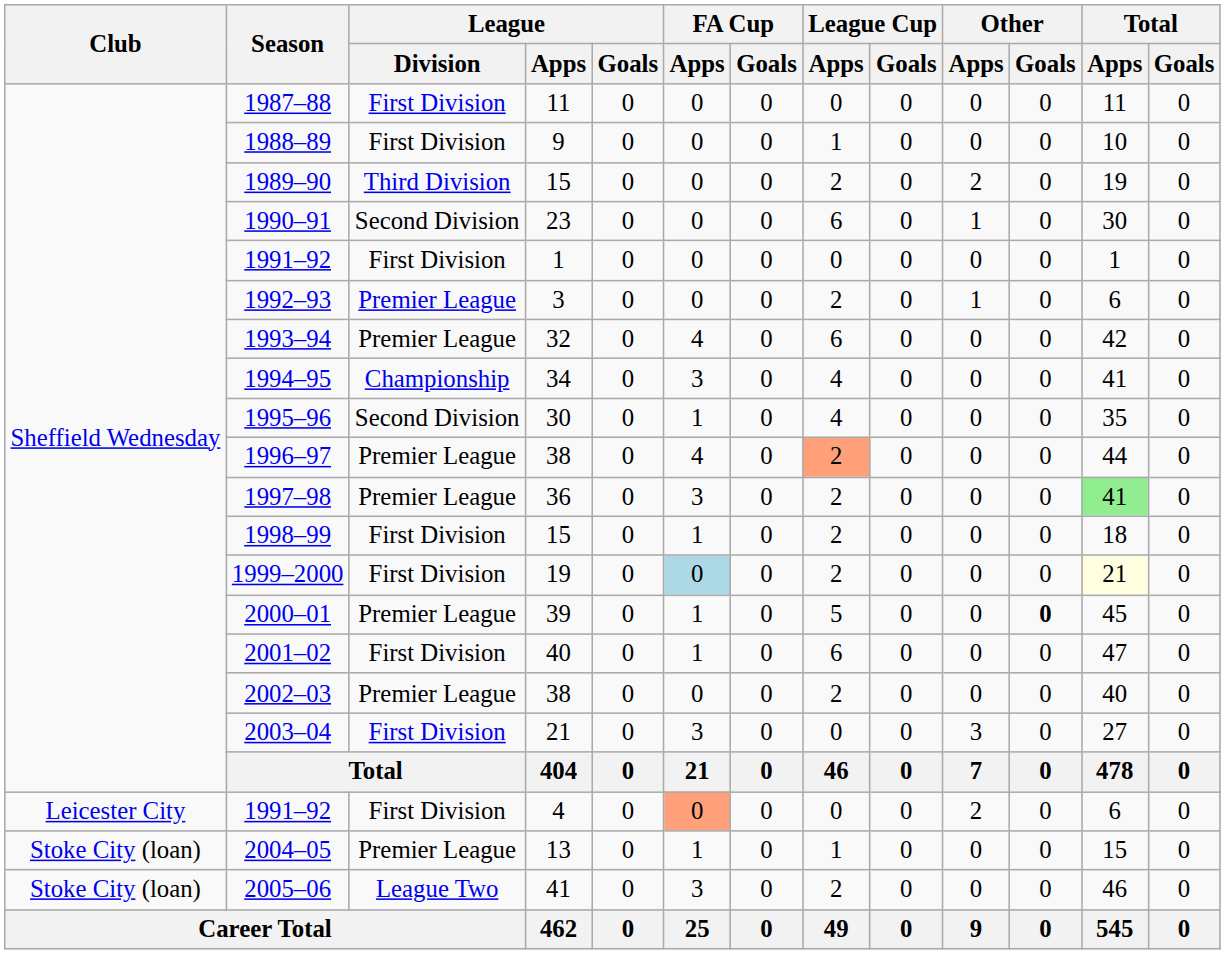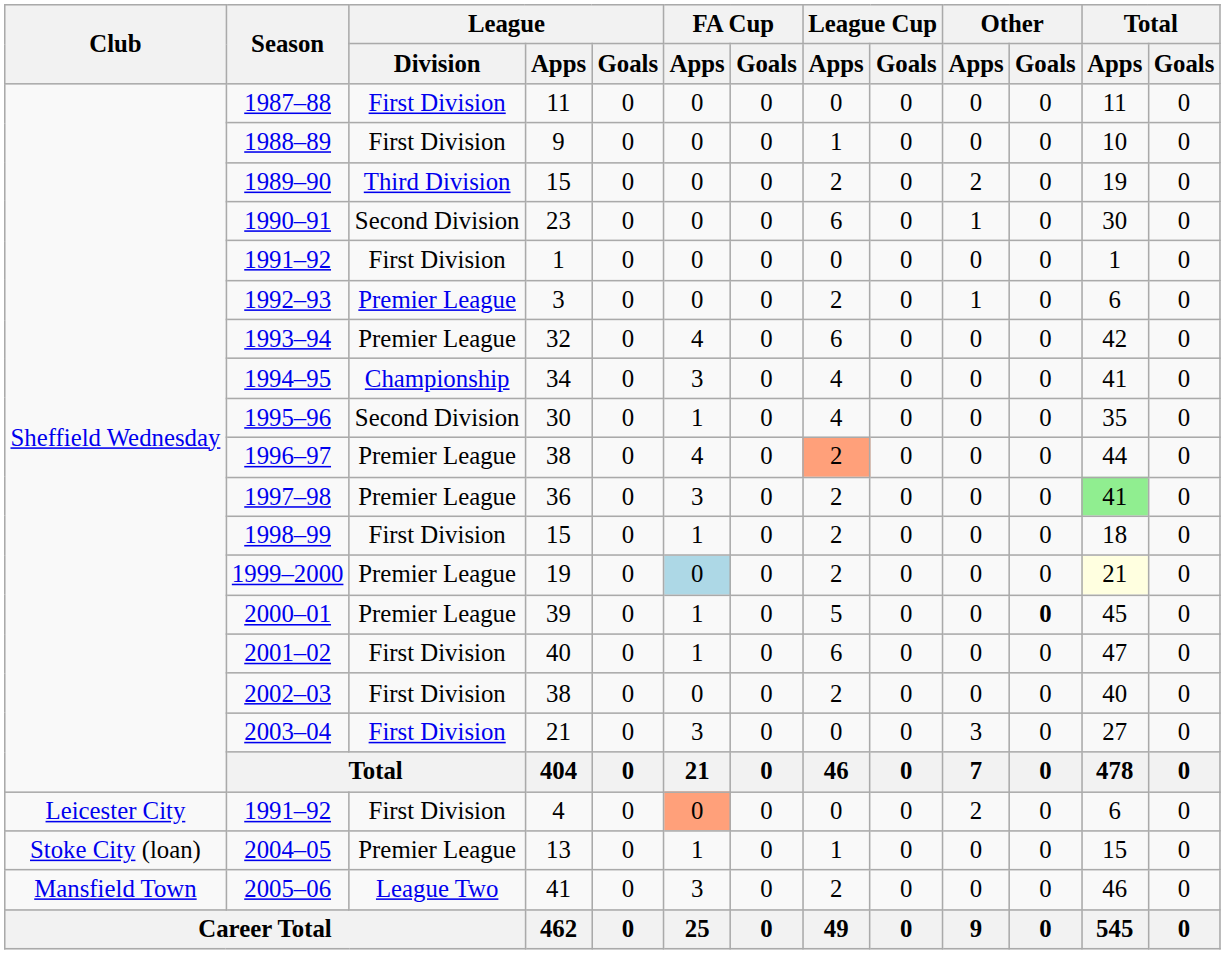(437, 574) First Division -> (437, 574) Premier League
(437, 692) Premier League -> (437, 692) First Division
(115, 889) Stoke City (loan) -> (115, 889) Mansfield Town
